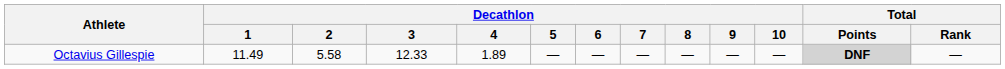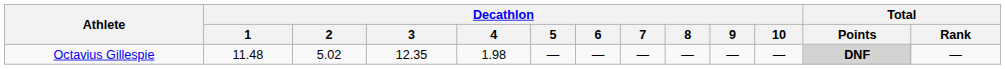(248, 55) 11.49 -> (248, 55) 11.48
(329, 55) 5.58 -> (329, 55) 5.02
(411, 55) 12.33 -> (411, 55) 12.35
(494, 55) 1.89 -> (494, 55) 1.98
